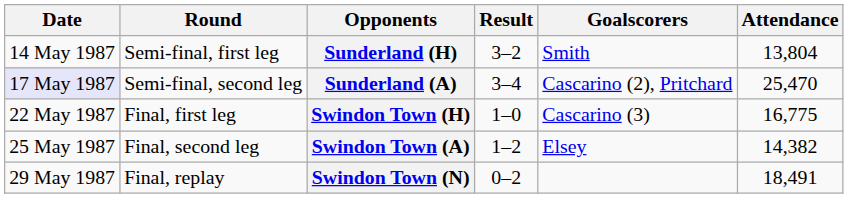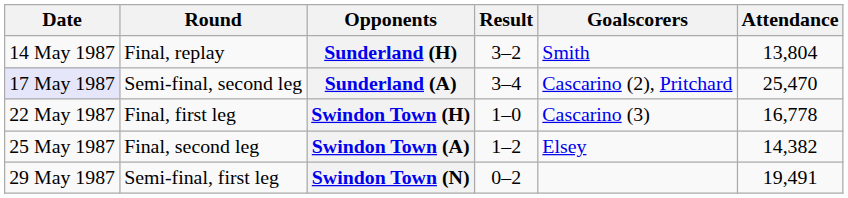(202, 51) Semi-final, first leg -> (174, 51) Final, replay
(790, 114) 16,775 -> (790, 114) 16,778
(174, 177) Final, replay -> (202, 177) Semi-final, first leg
(790, 177) 18,491 -> (790, 177) 19,491
